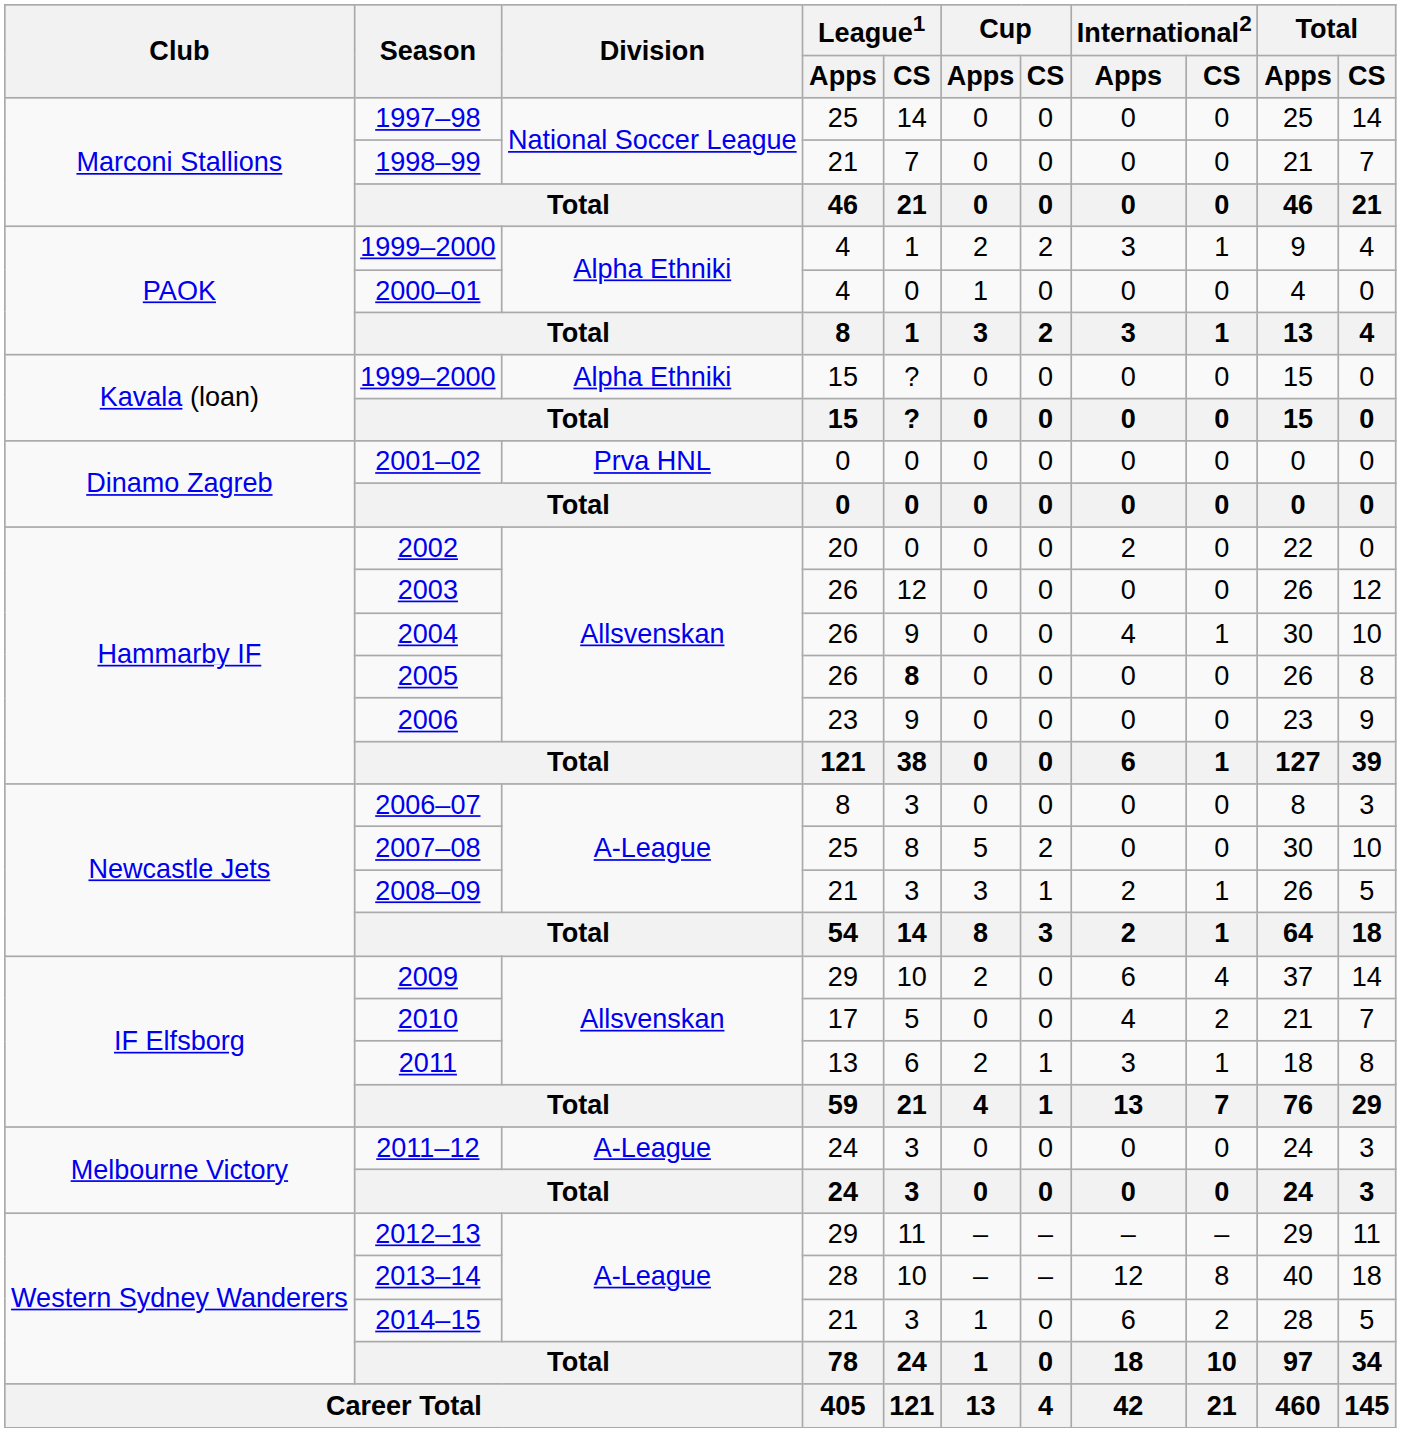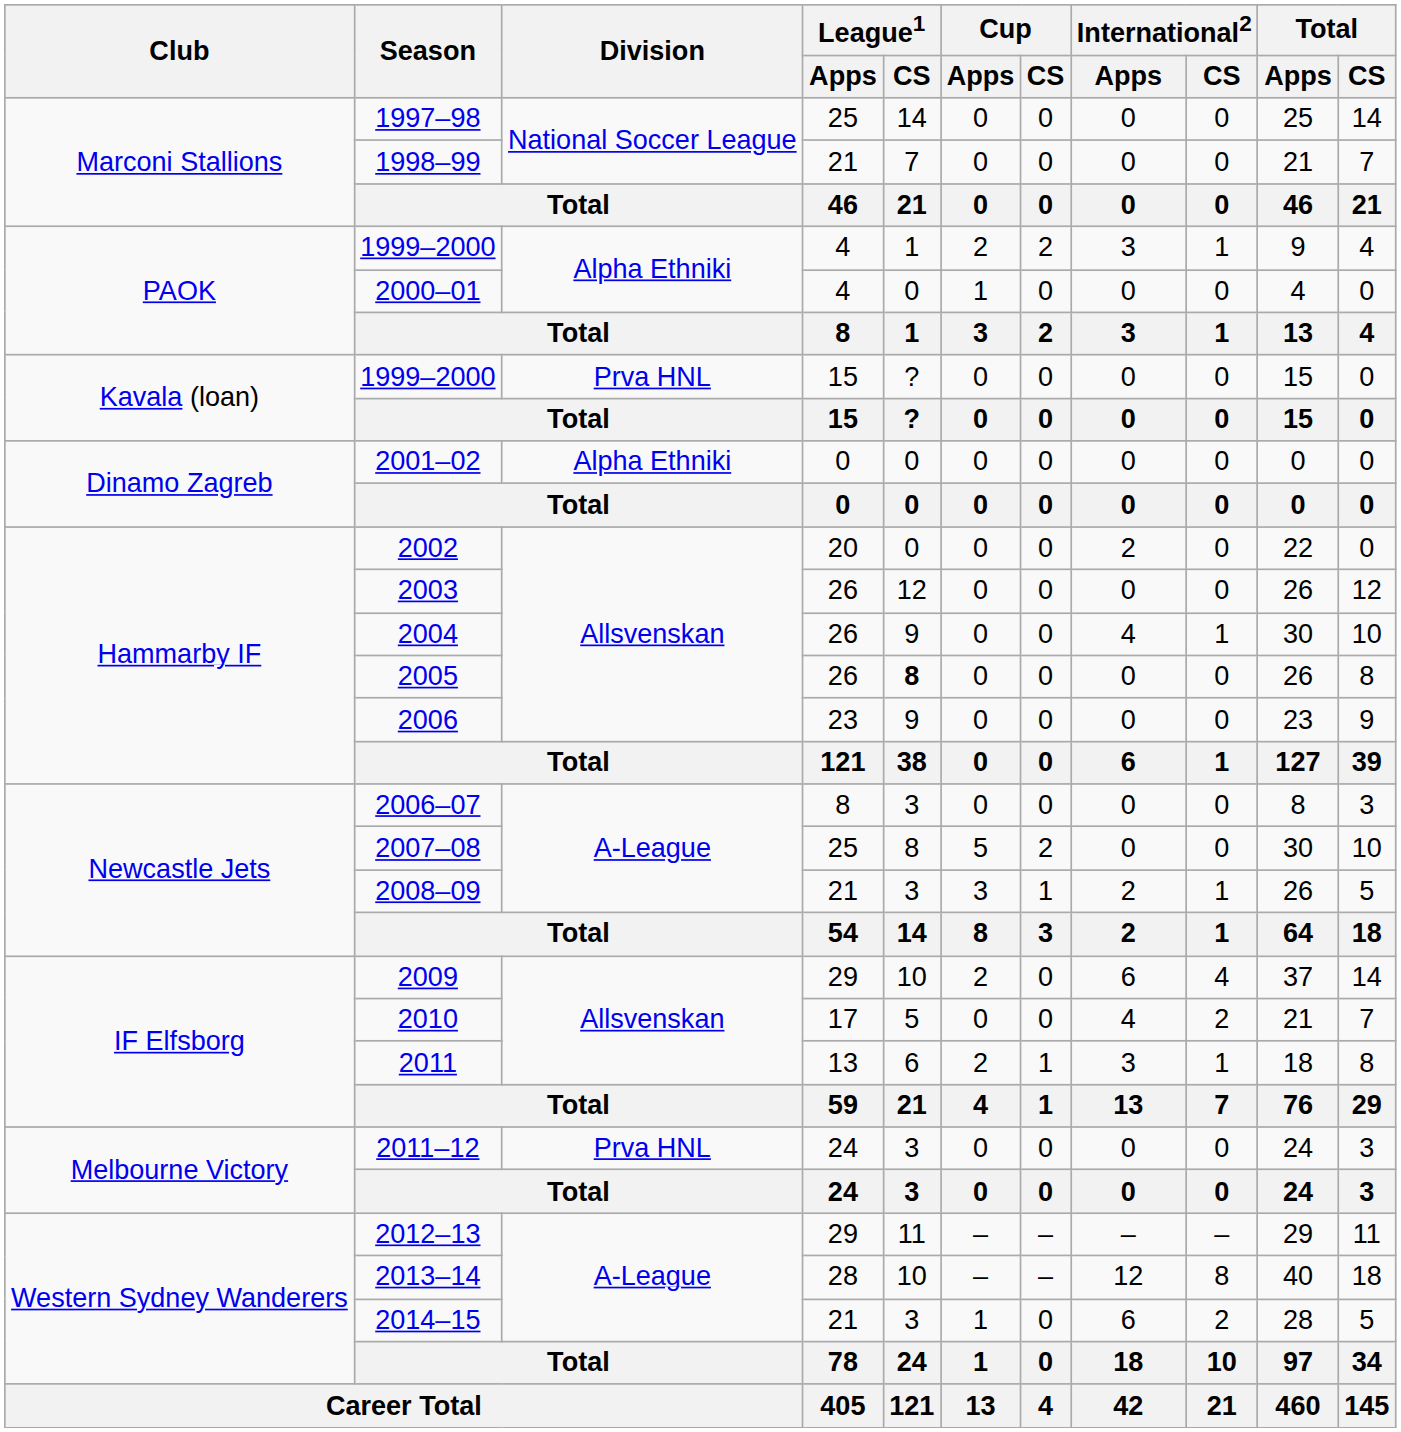(652, 376) Alpha Ethniki -> (652, 376) Prva HNL
(652, 462) Prva HNL -> (652, 462) Alpha Ethniki
(652, 1148) A-League -> (652, 1148) Prva HNL
